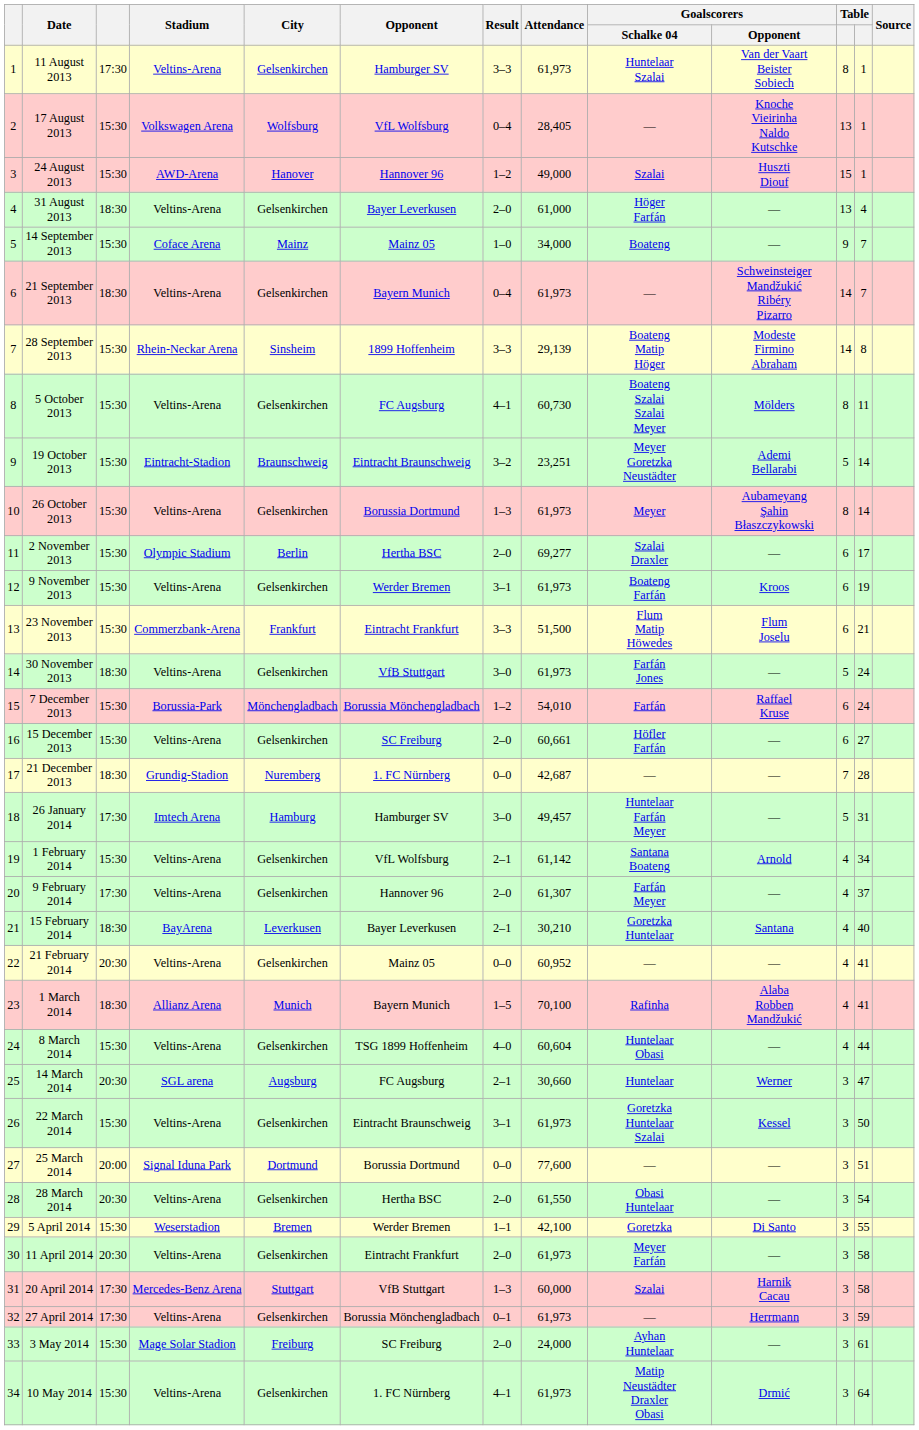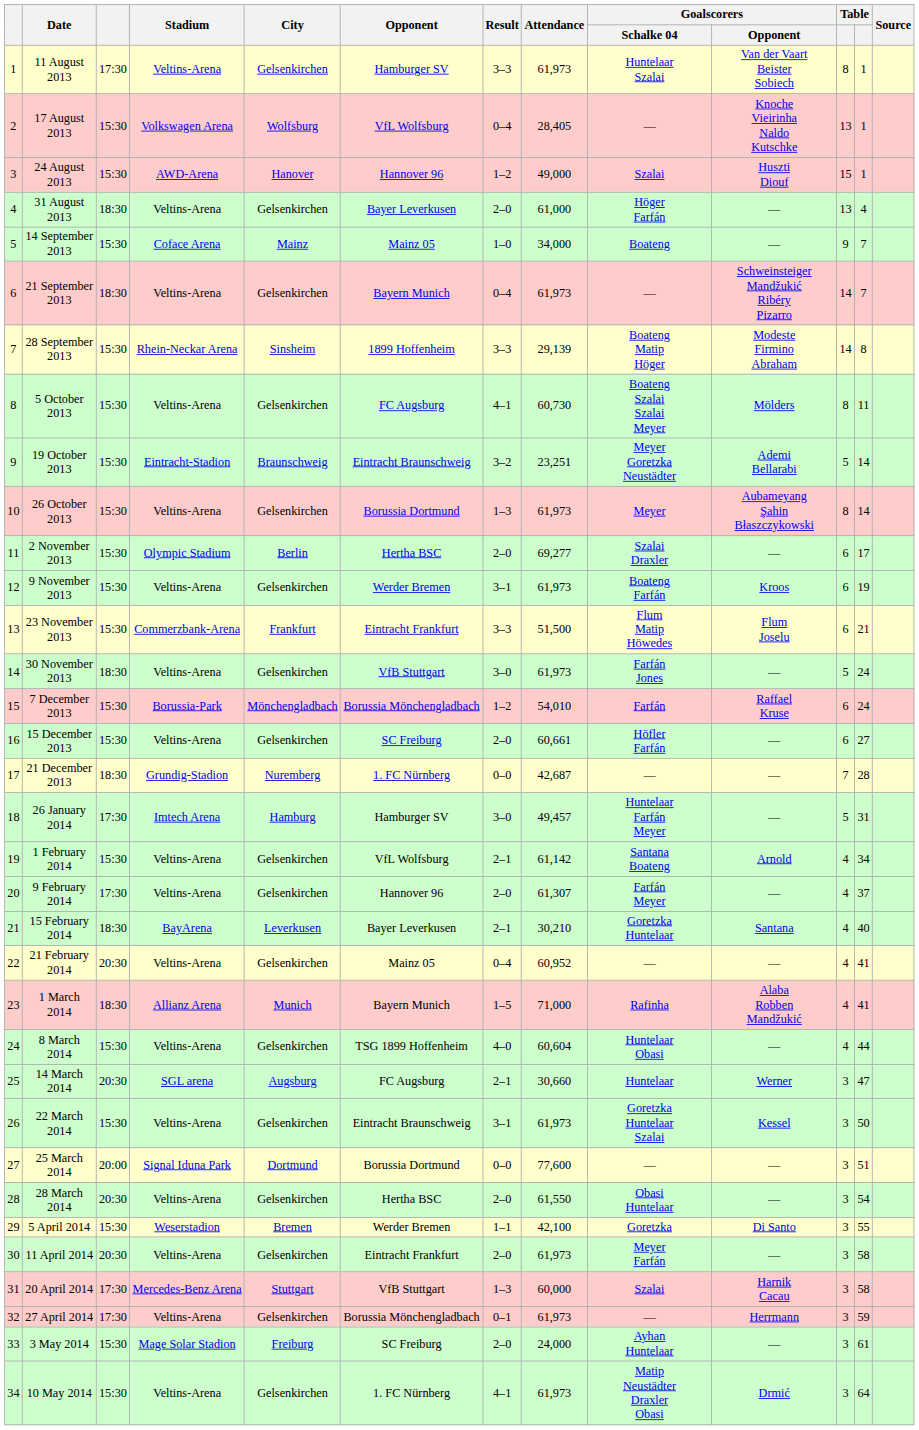(502, 963) 0–0 -> (502, 963) 0–4
(554, 1005) 70,100 -> (554, 1005) 71,000
